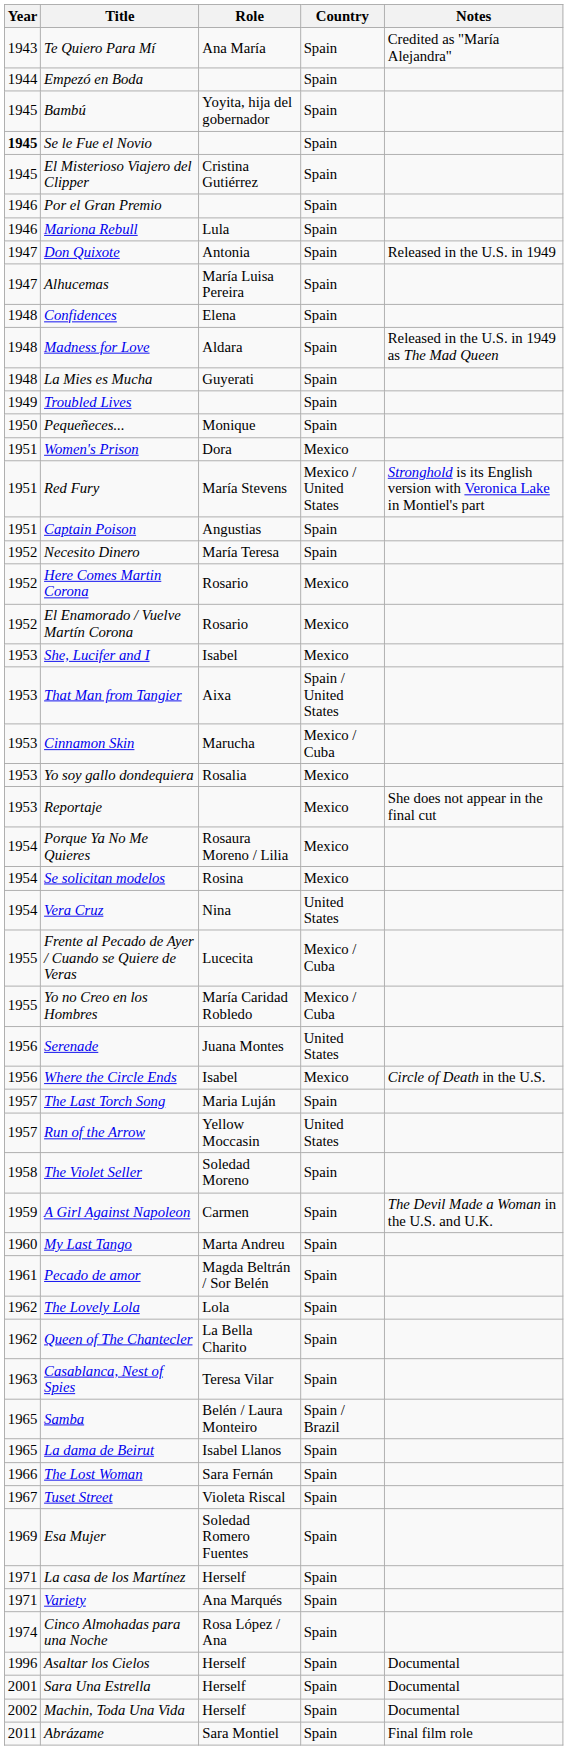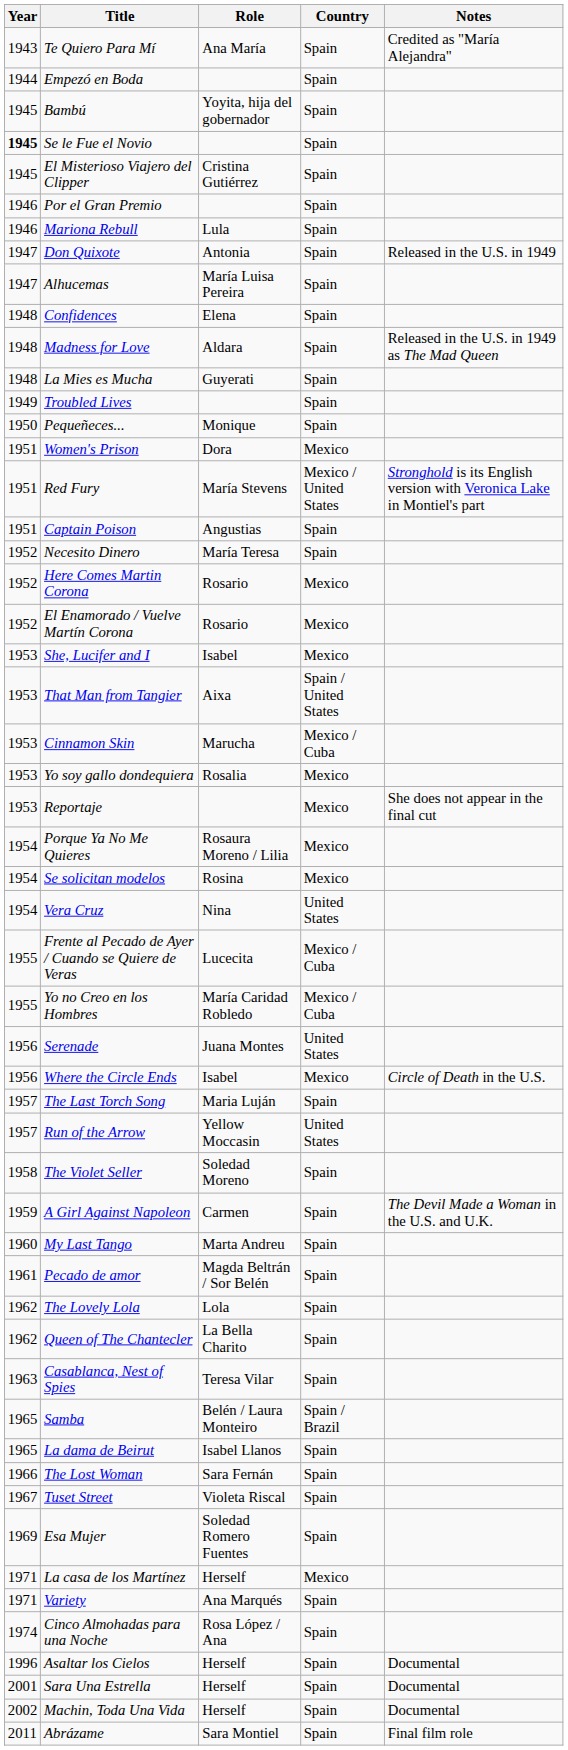(320, 1577) Spain -> (326, 1577) Mexico
